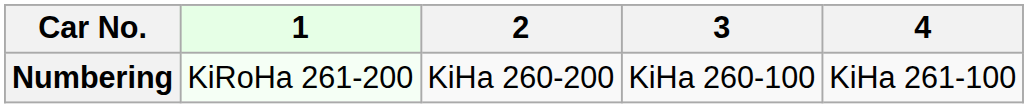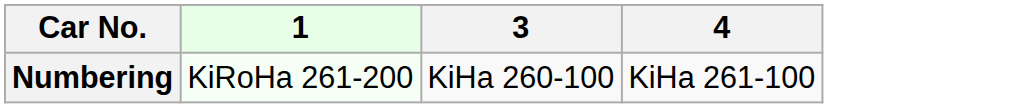- column: (521, 28)
